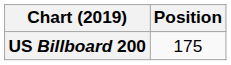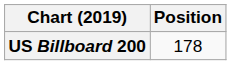(188, 45) 175 -> (188, 45) 178
